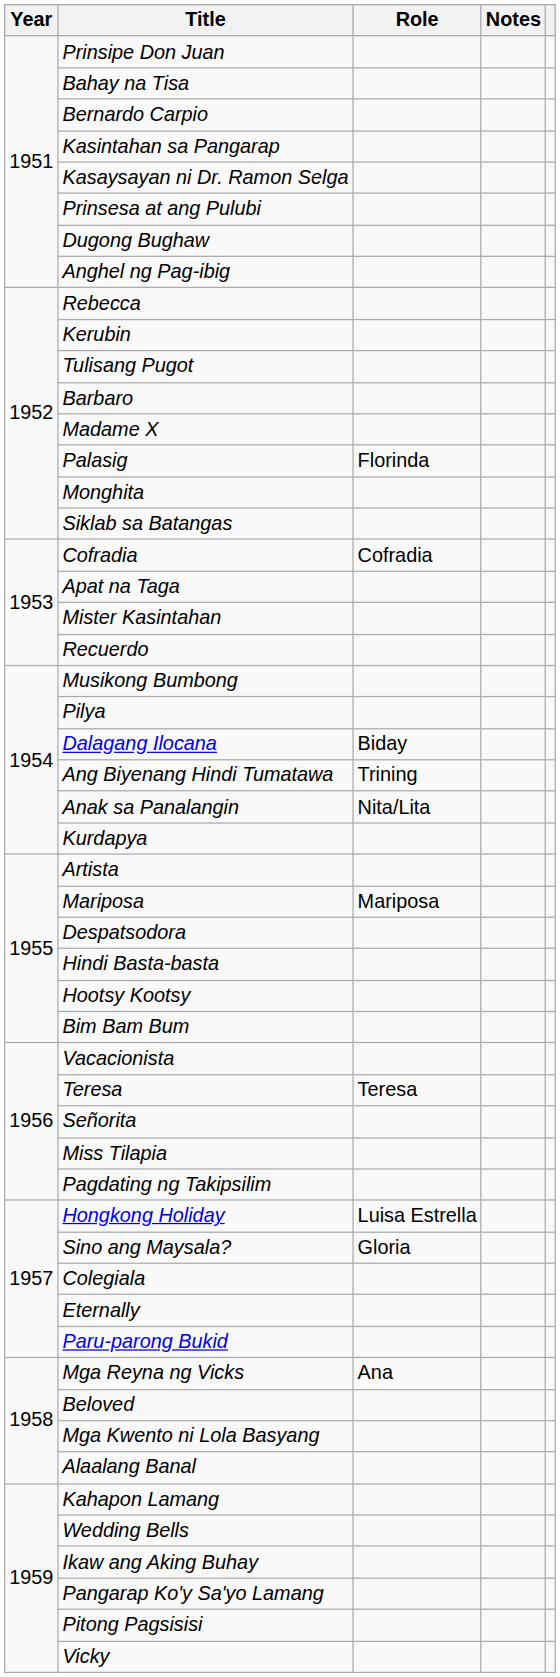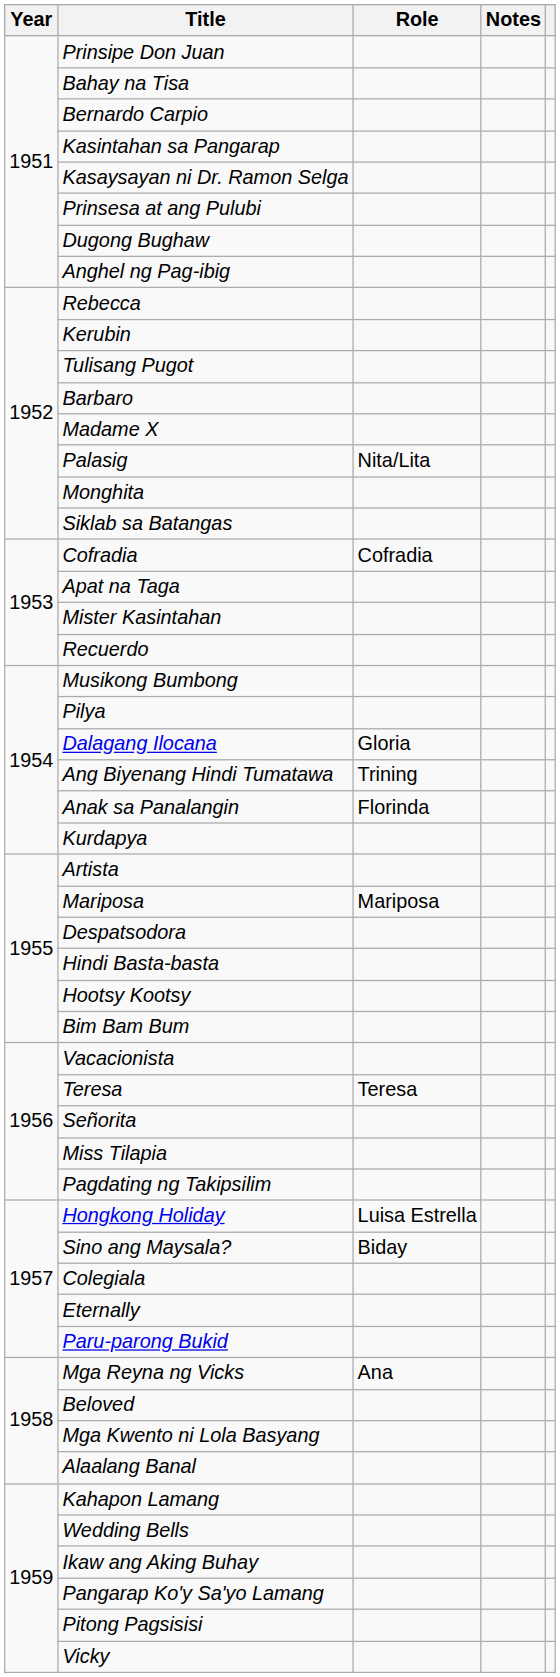(393, 460) Florinda -> (394, 460) Nita/Lita
(382, 743) Biday -> (384, 743) Gloria
(394, 806) Nita/Lita -> (393, 806) Florinda
(384, 1247) Gloria -> (382, 1247) Biday
